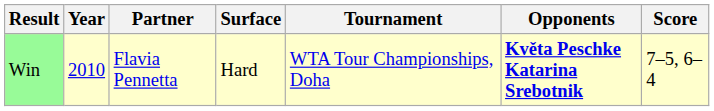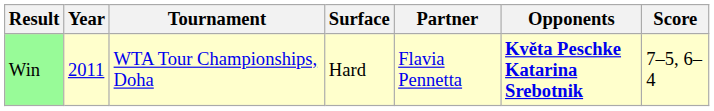columns swapped: (393, 19) <-> (163, 19)
(87, 69) 2010 -> (86, 69) 2011
